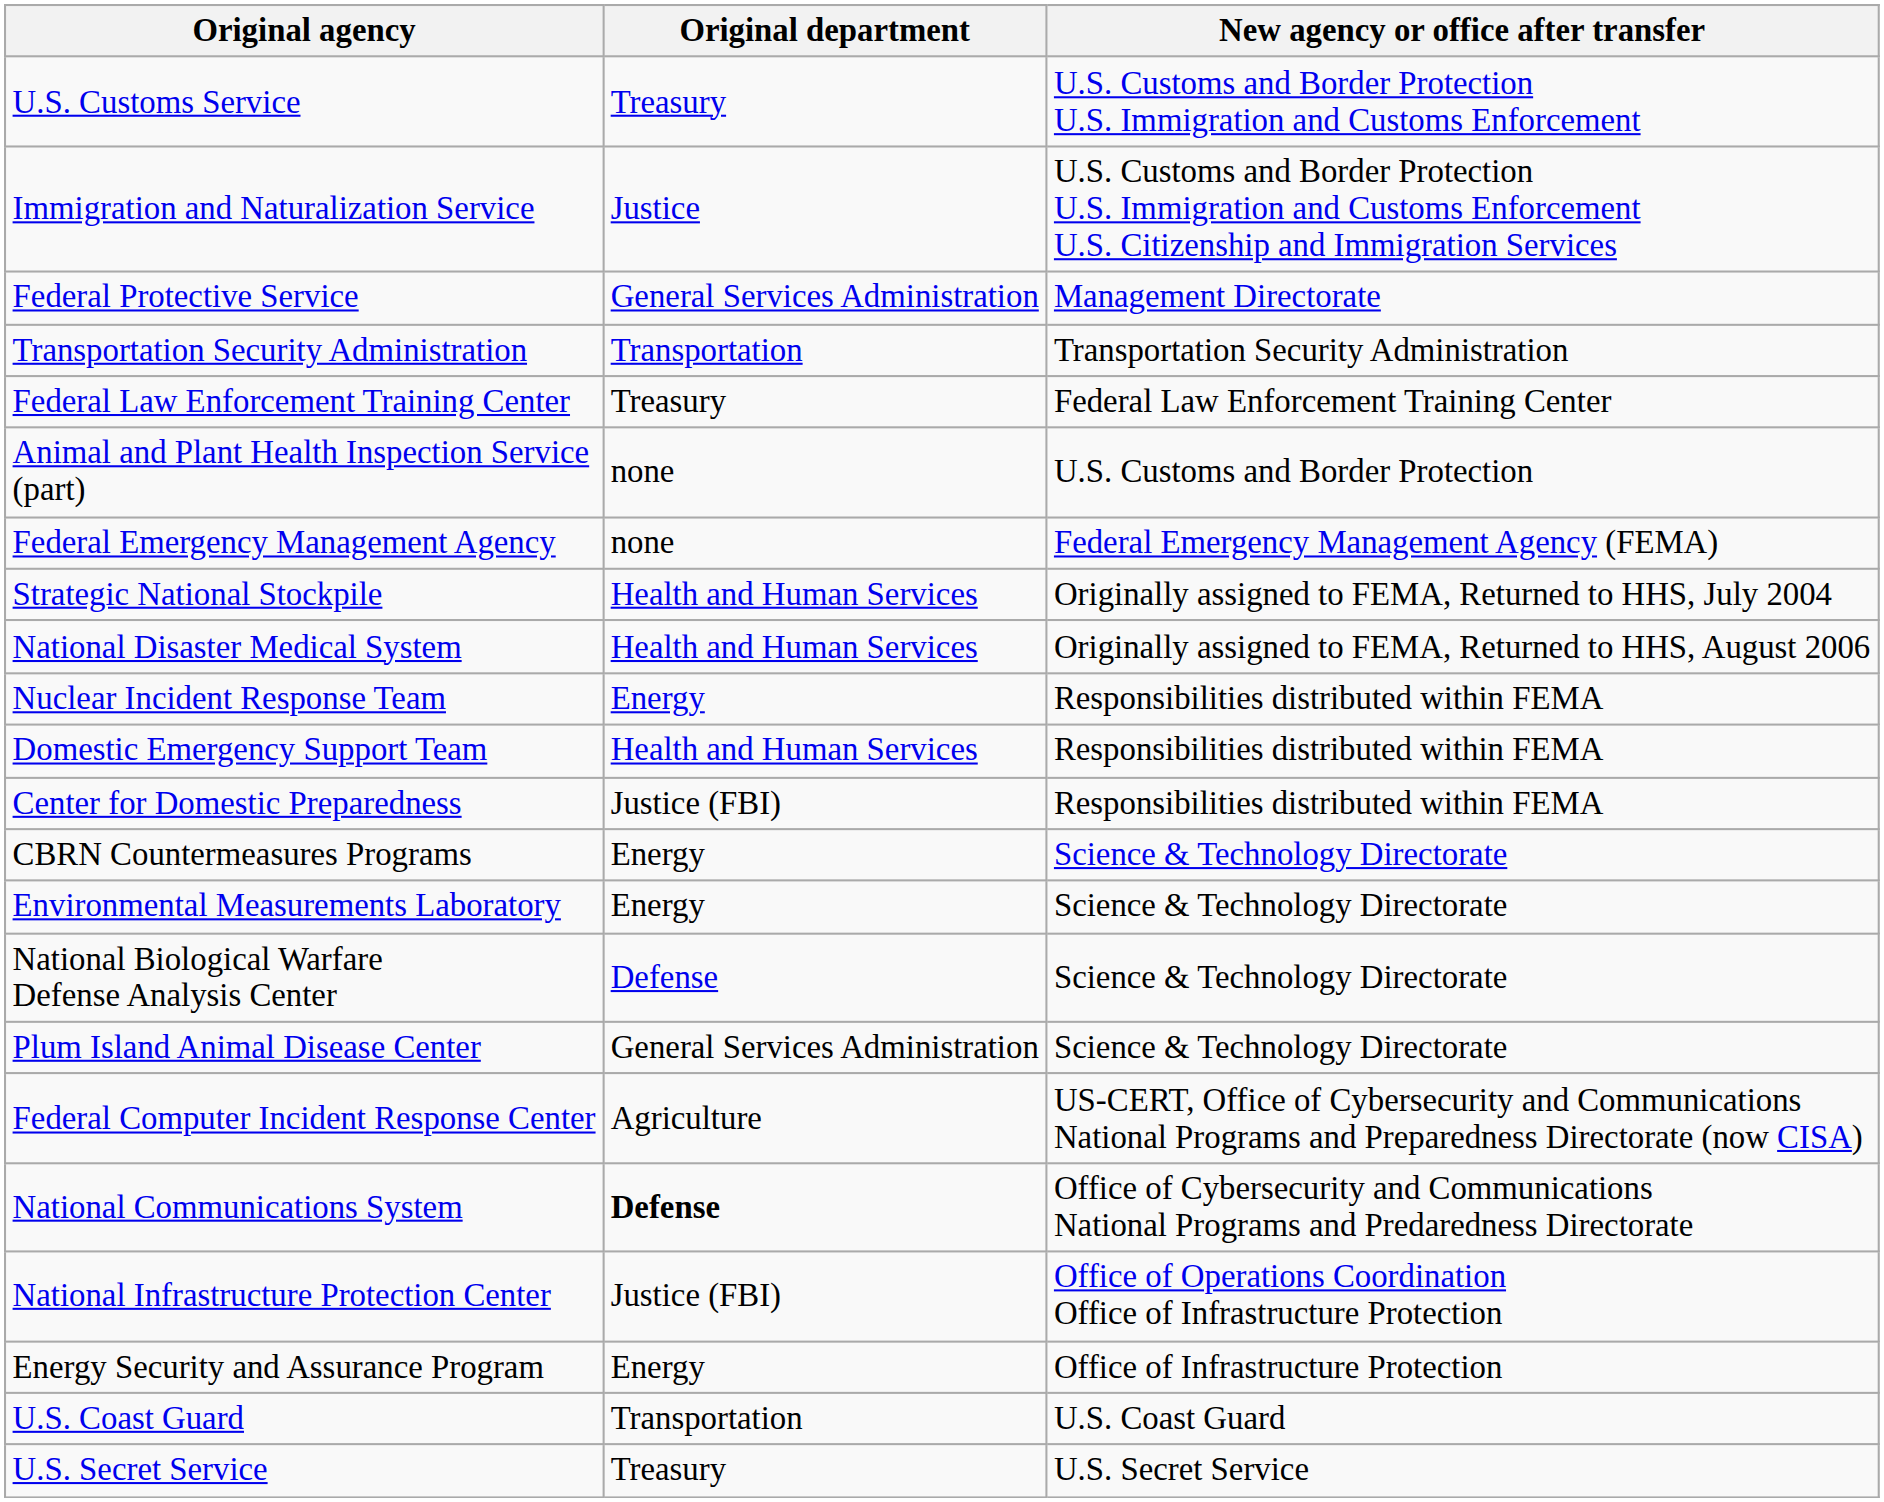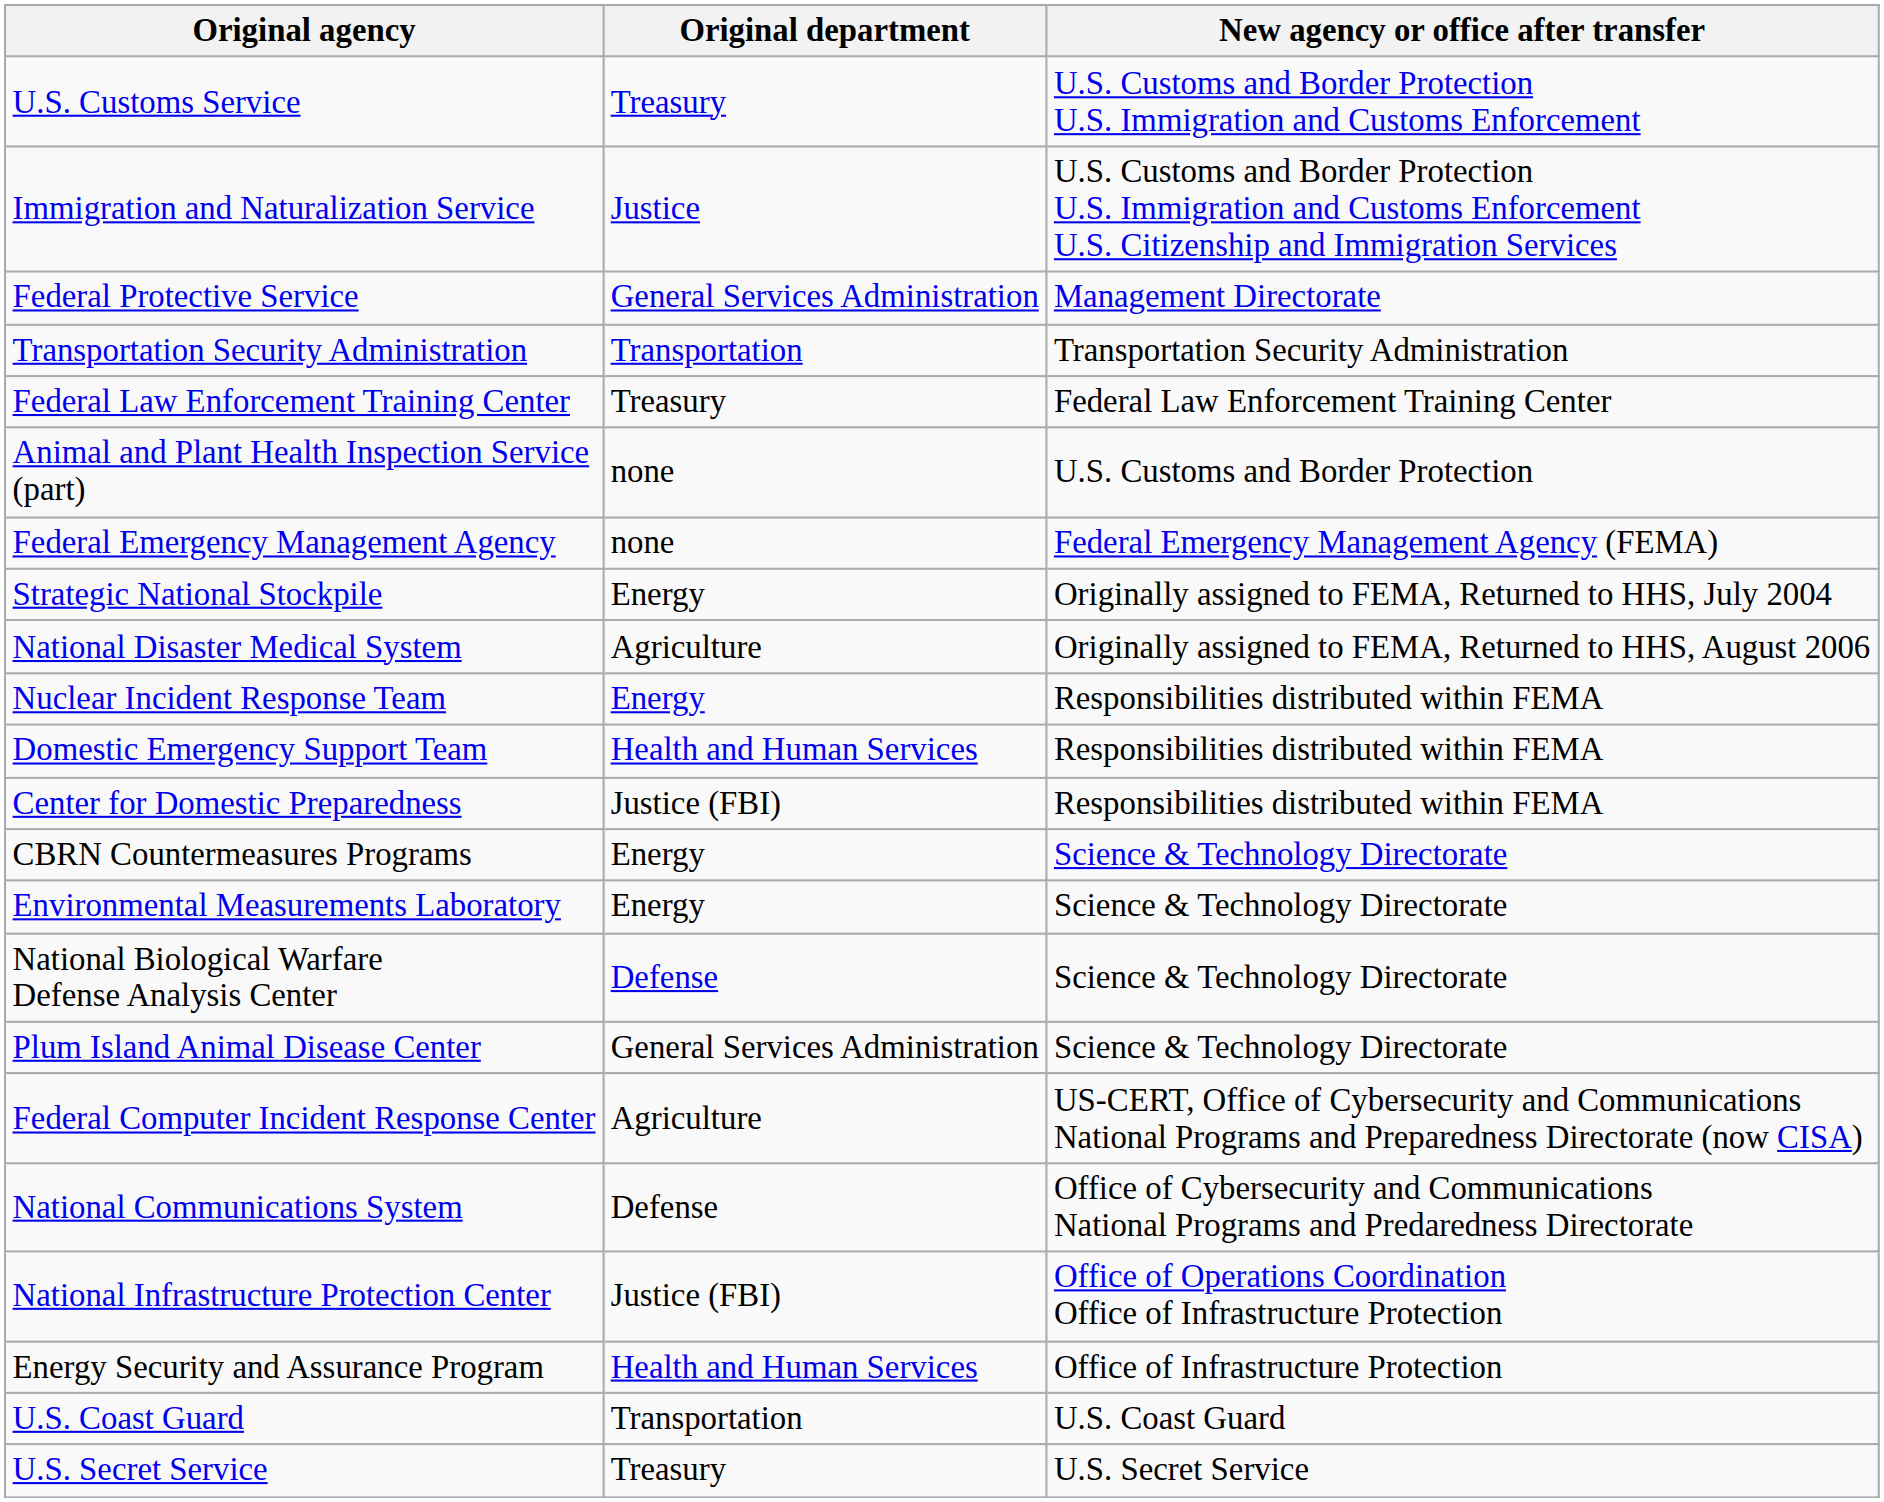(794, 594) Health and Human Services -> (658, 594) Energy
(794, 646) Health and Human Services -> (686, 646) Agriculture
(665, 1206) bold -> (664, 1206) normal
(658, 1366) Energy -> (794, 1366) Health and Human Services
